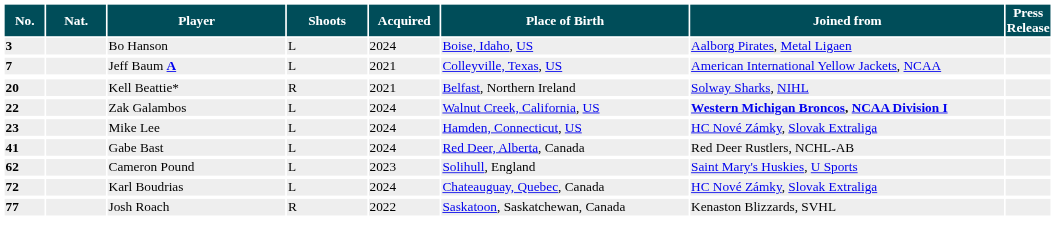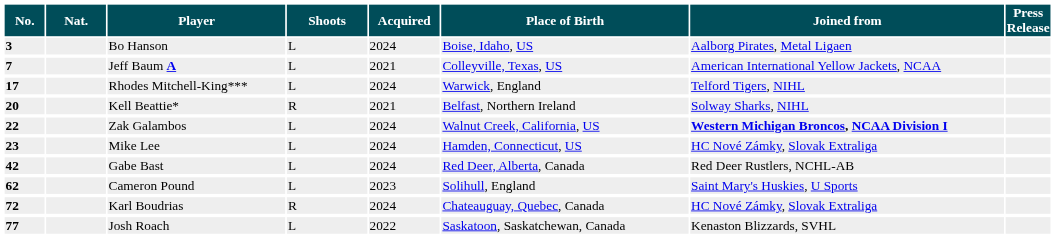+ row: (178, 86)
(12, 147) 41 -> (12, 165) 42
(292, 187) L -> (292, 205) R
(292, 207) R -> (292, 225) L
